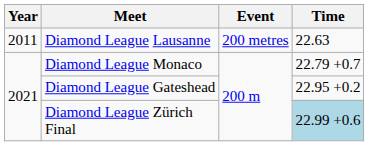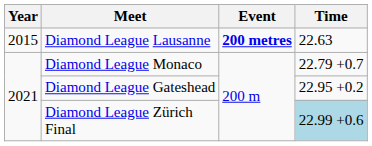(23, 40) 2011 -> (23, 40) 2015
(255, 40) normal -> (257, 40) bold
